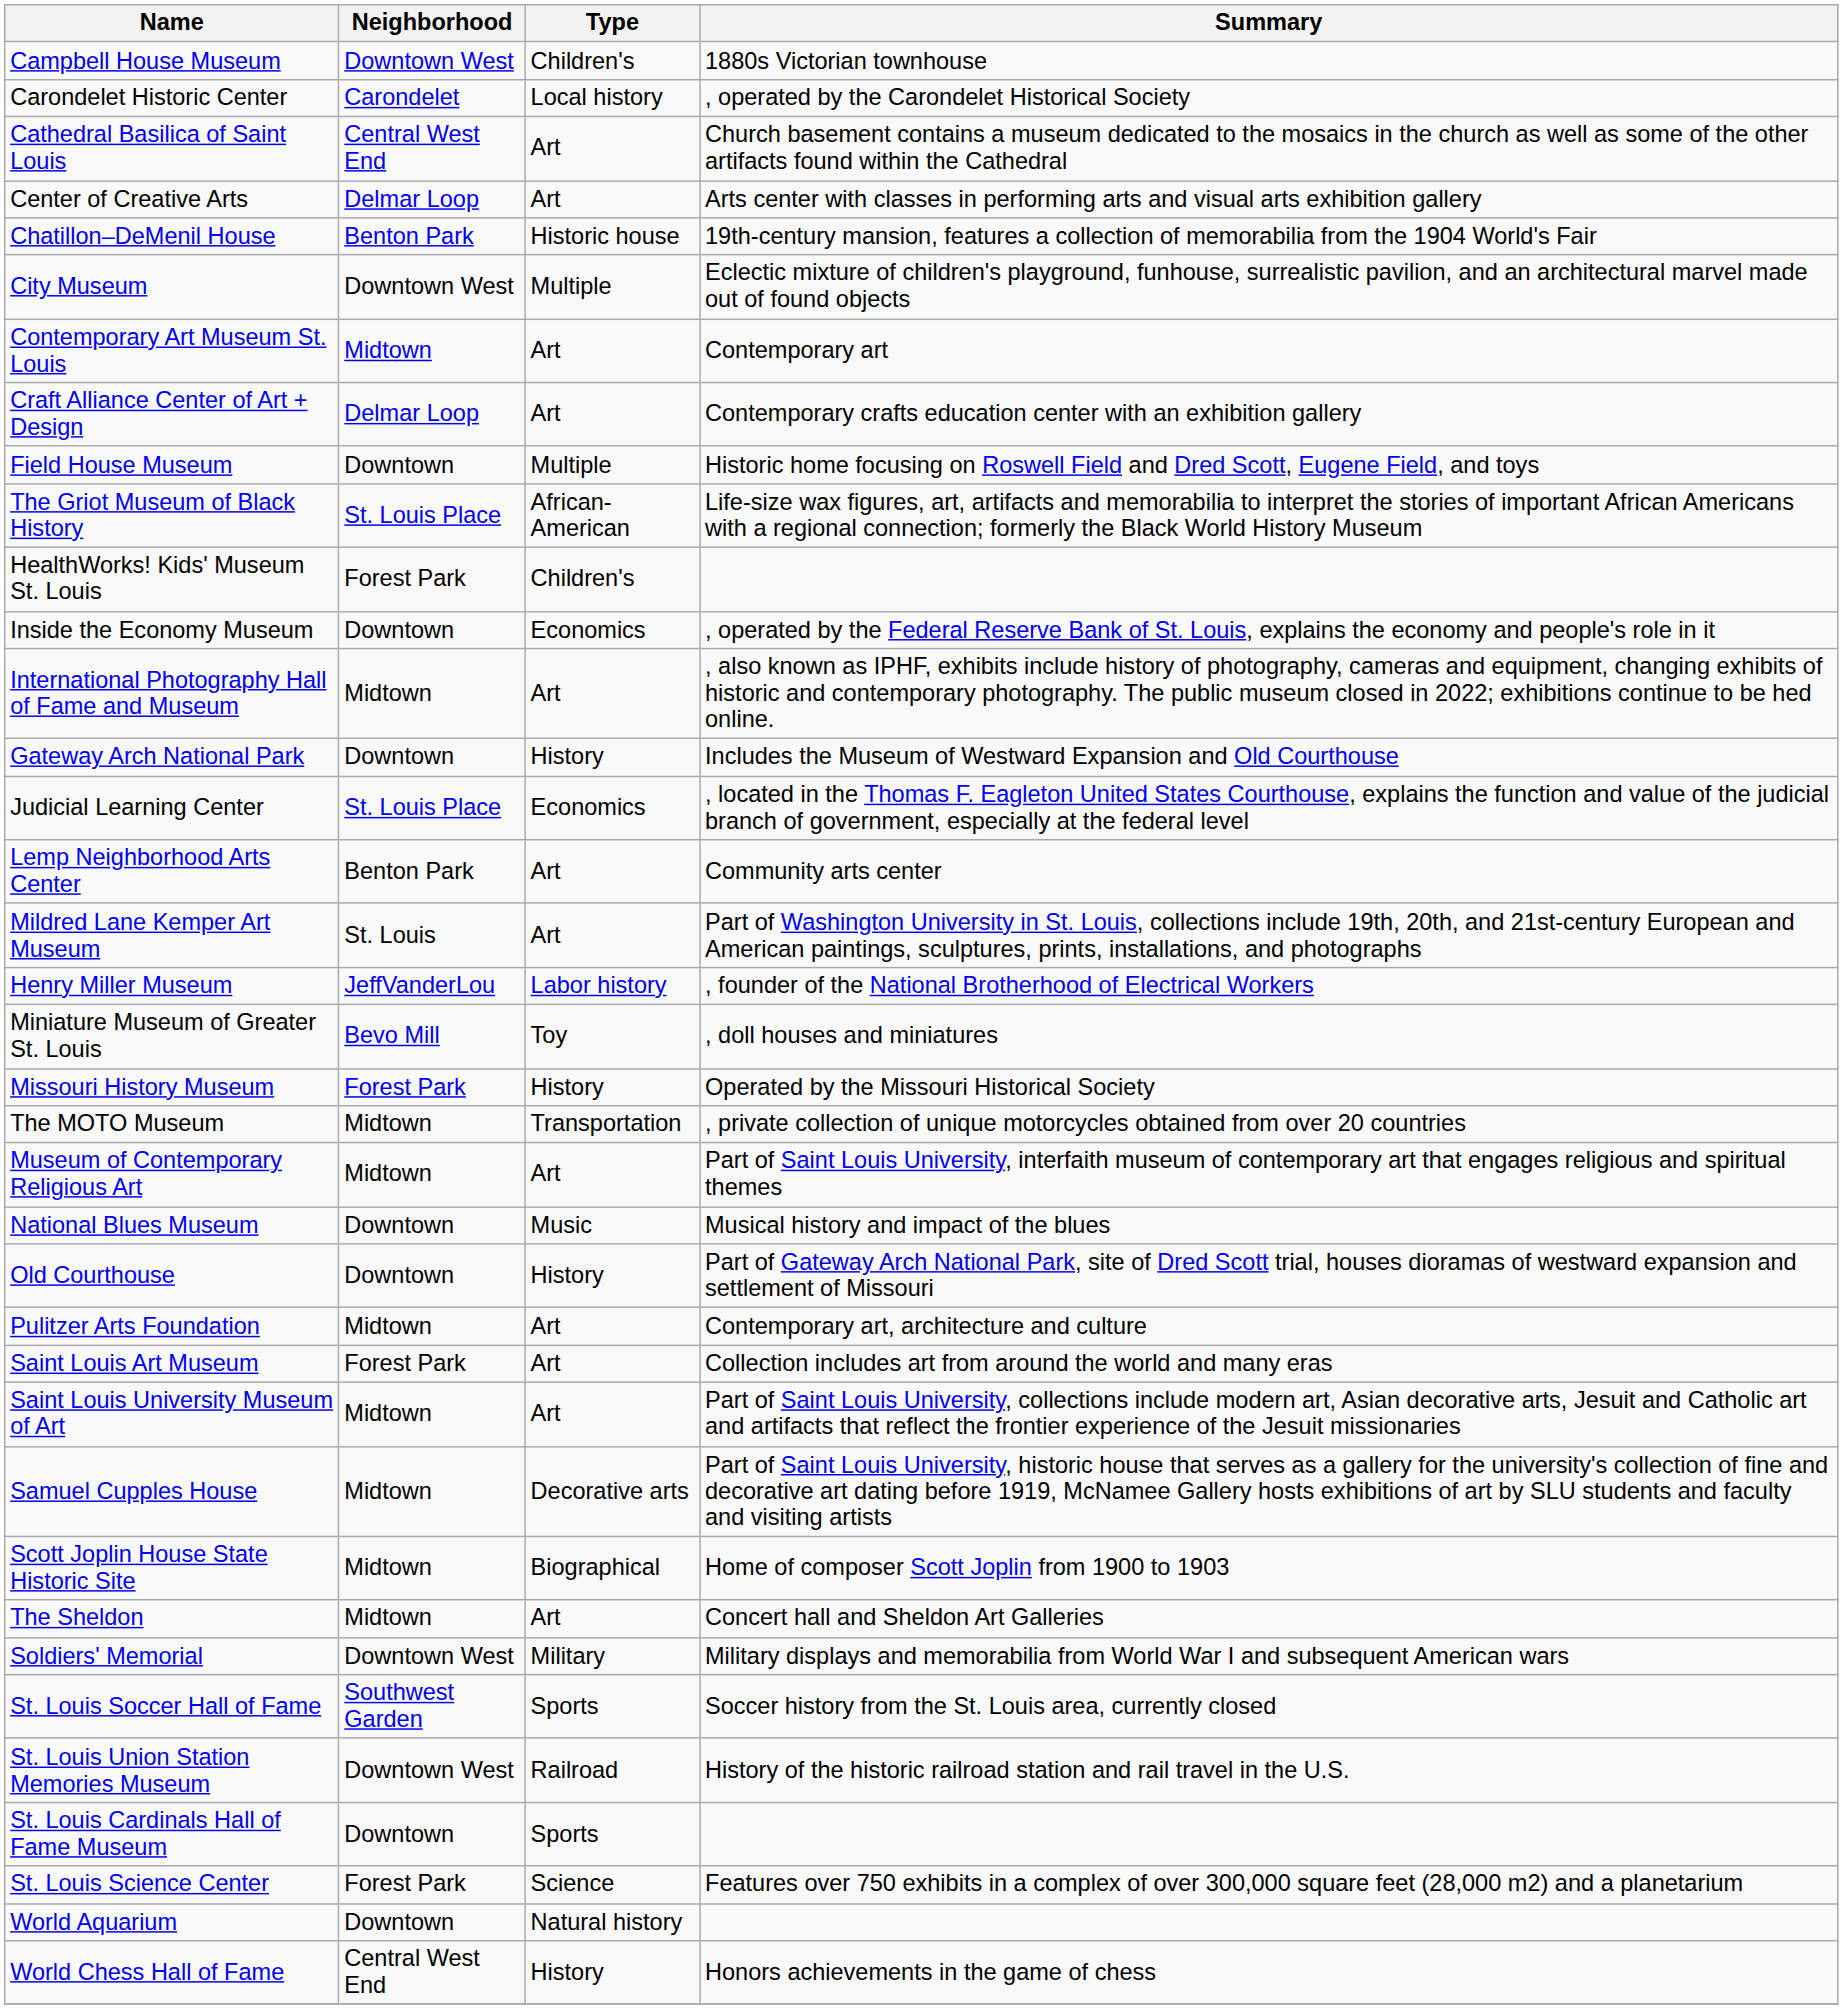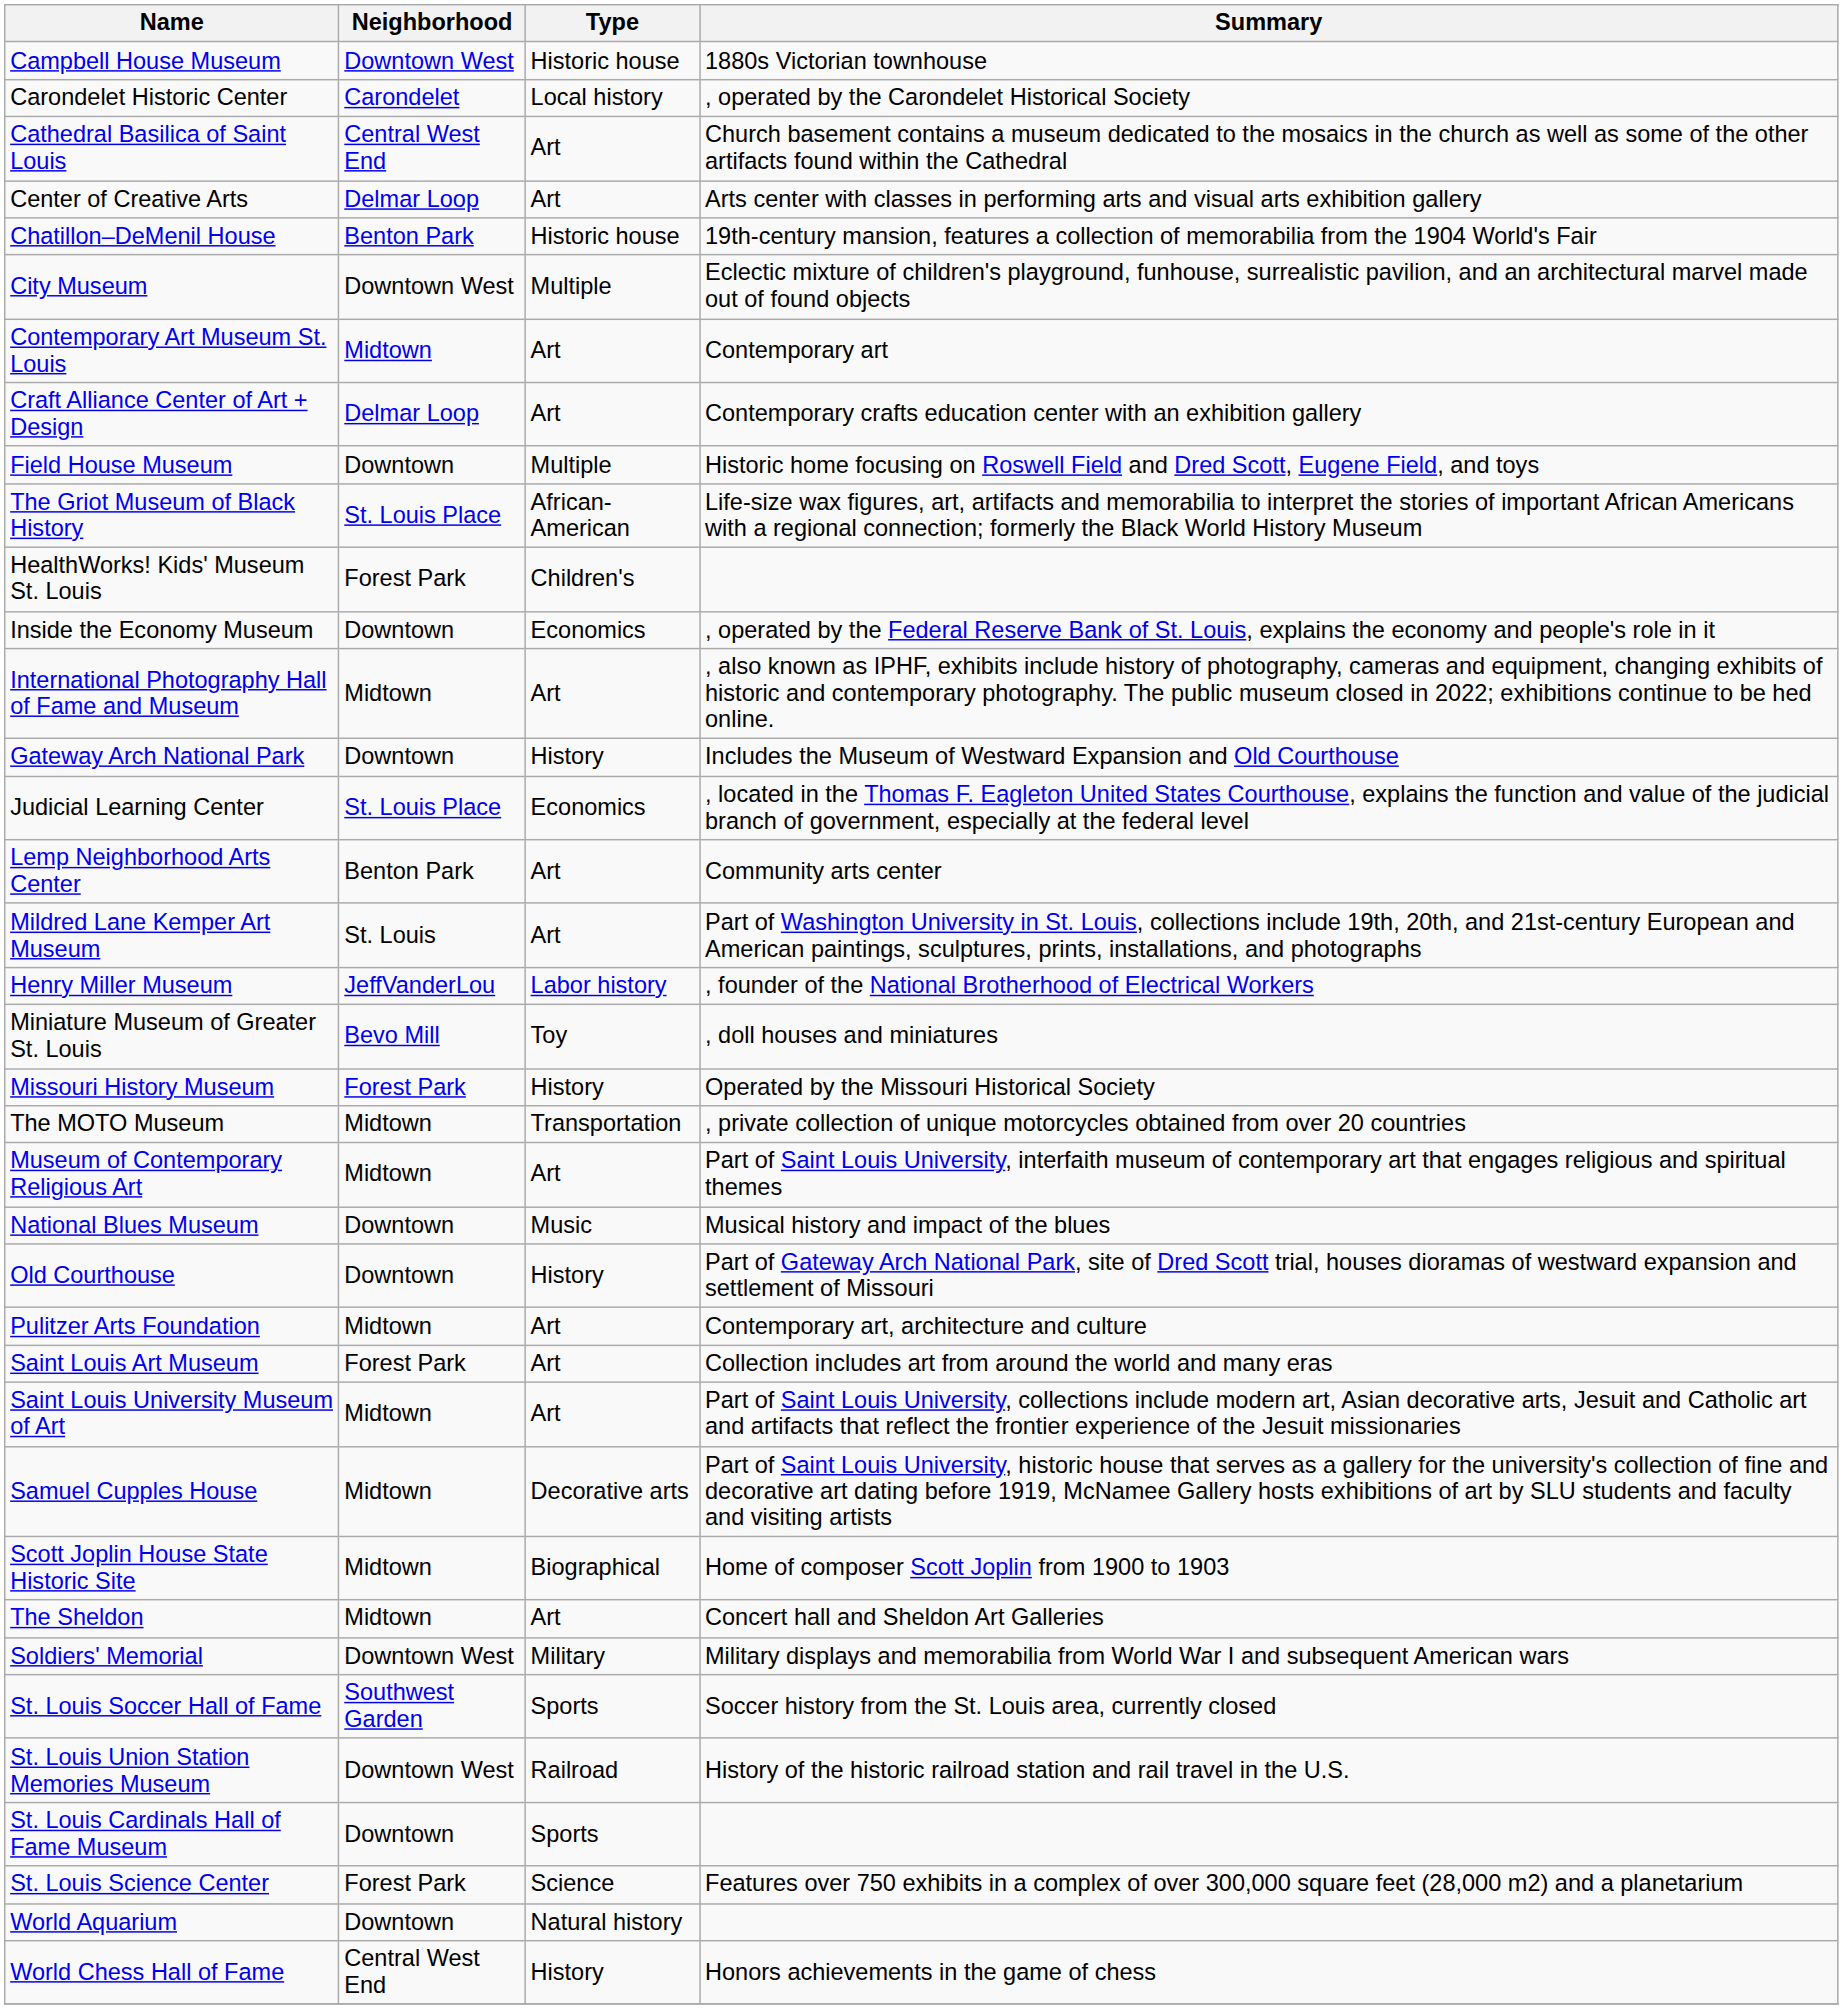(583, 60) Children's -> (605, 60) Historic house
